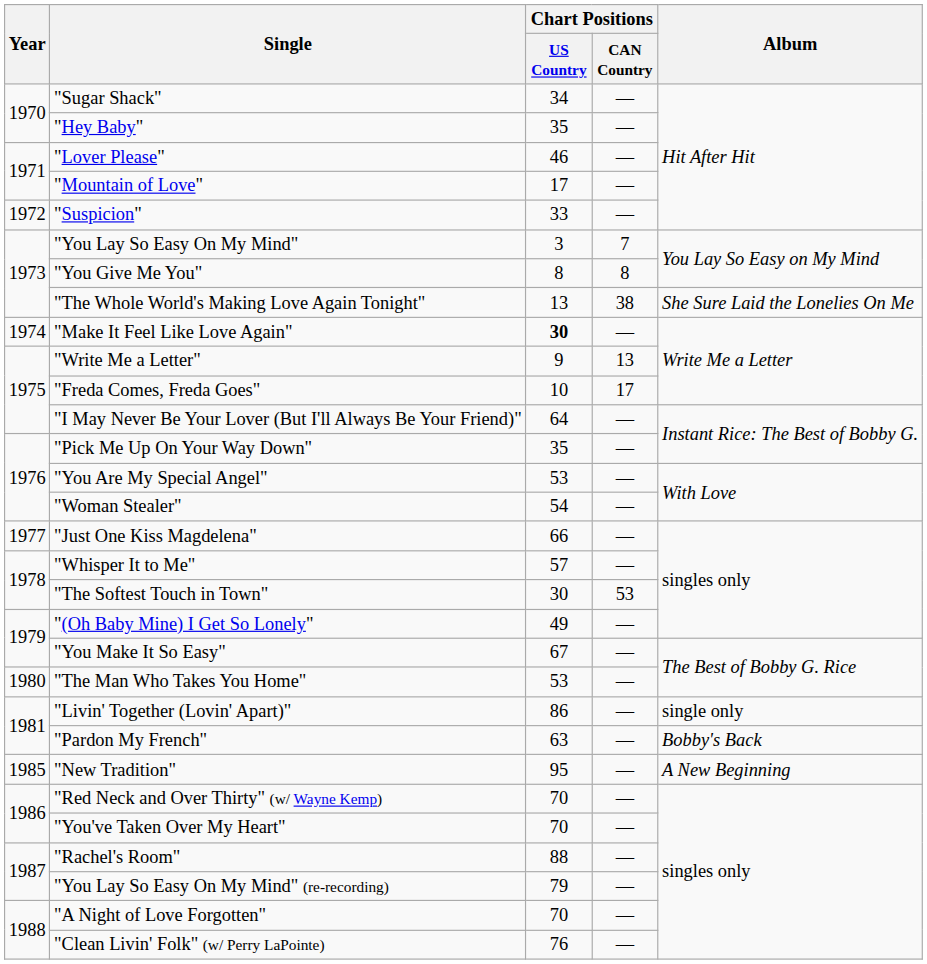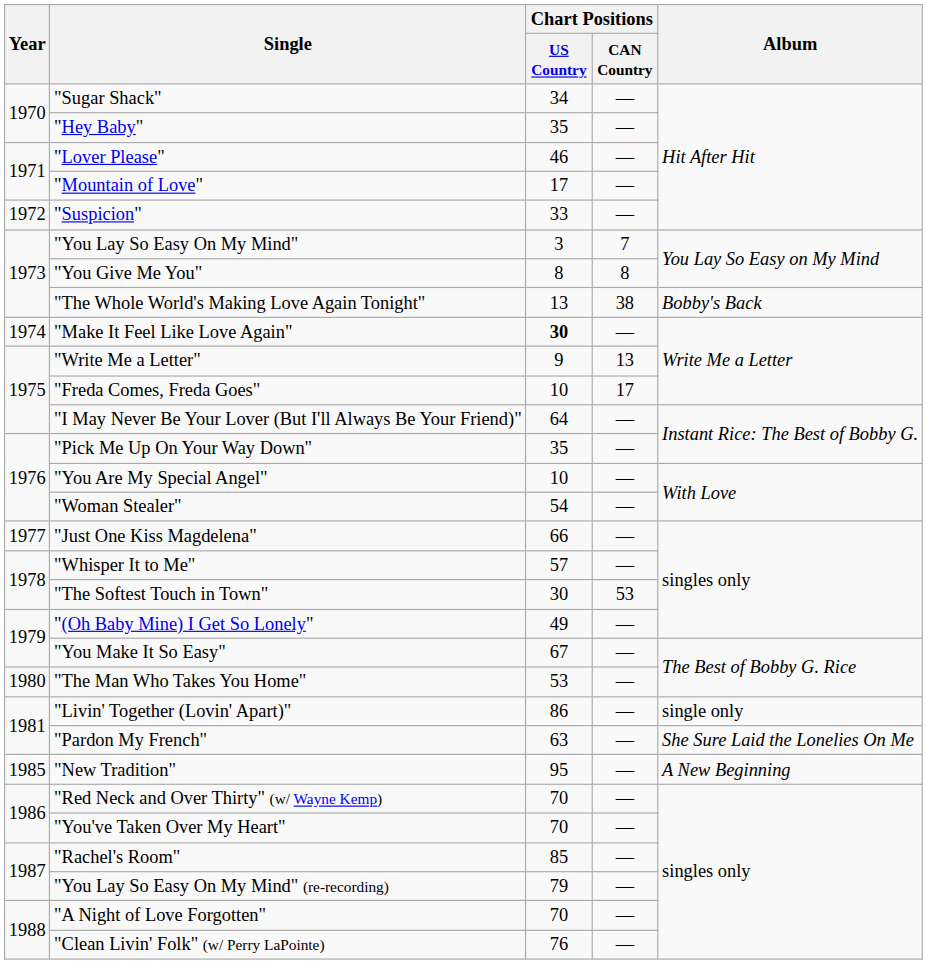(788, 302) She Sure Laid the Lonelies On Me -> (712, 302) Bobby's Back
(559, 477) 53 -> (559, 477) 10
(712, 740) Bobby's Back -> (788, 740) She Sure Laid the Lonelies On Me
(559, 856) 88 -> (559, 856) 85
